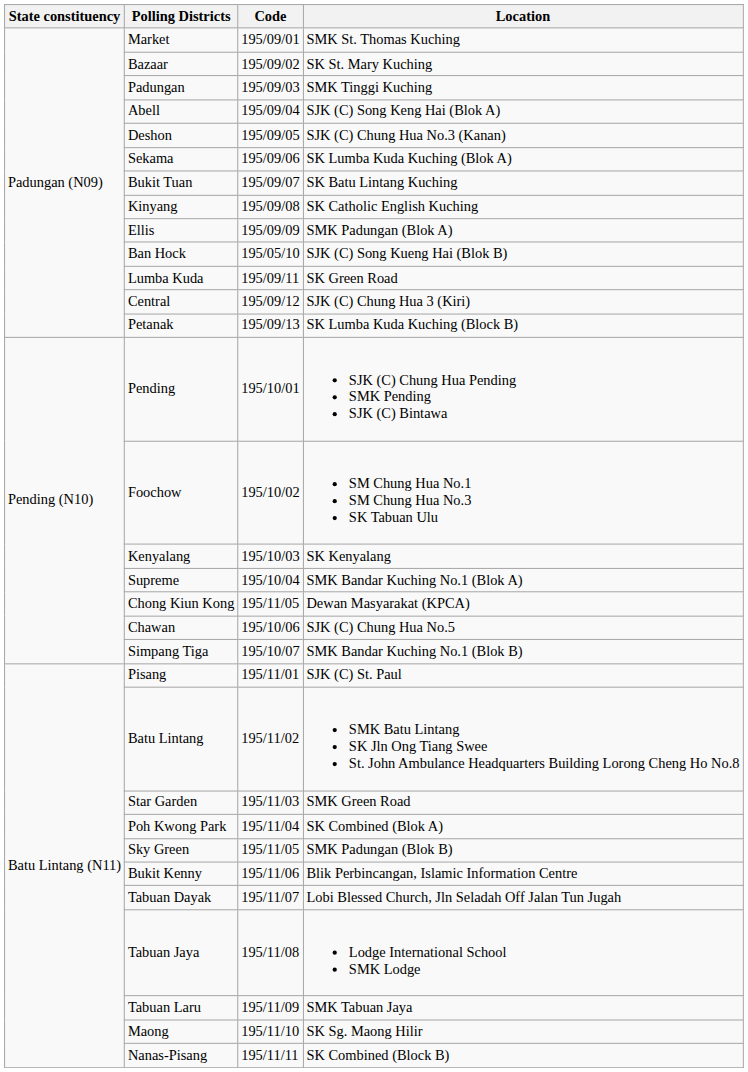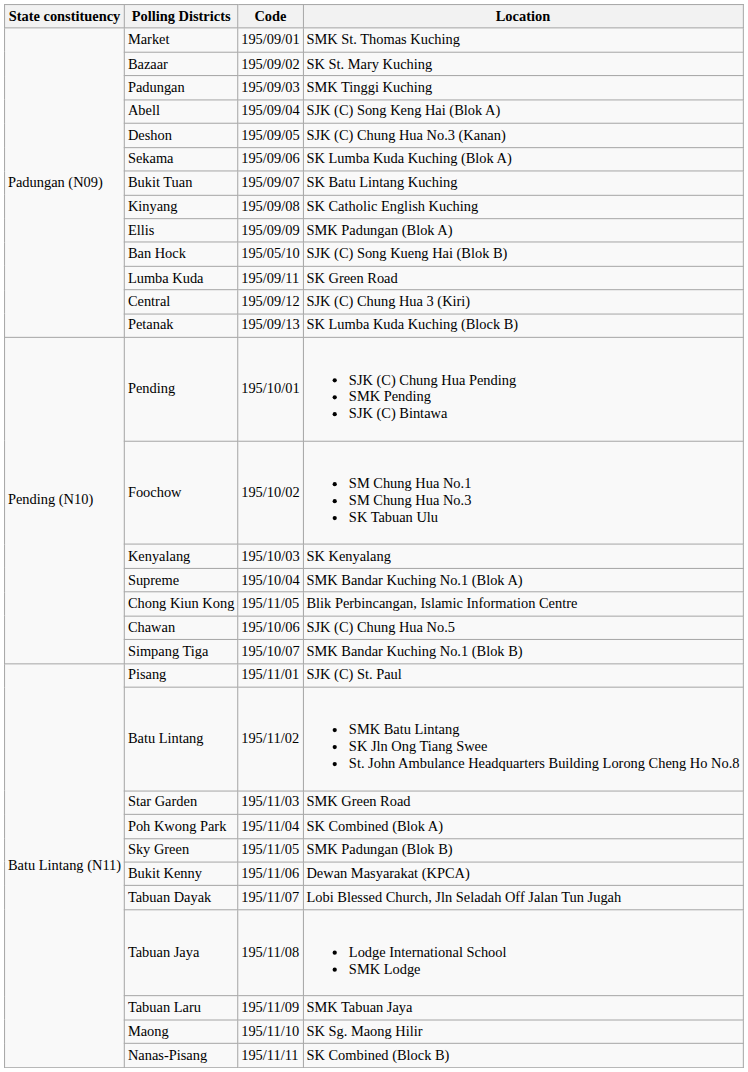(388, 603) Dewan Masyarakat (KPCA) -> (442, 603) Blik Perbincangan, Islamic Information Centre
(442, 873) Blik Perbincangan, Islamic Information Centre -> (388, 873) Dewan Masyarakat (KPCA)
